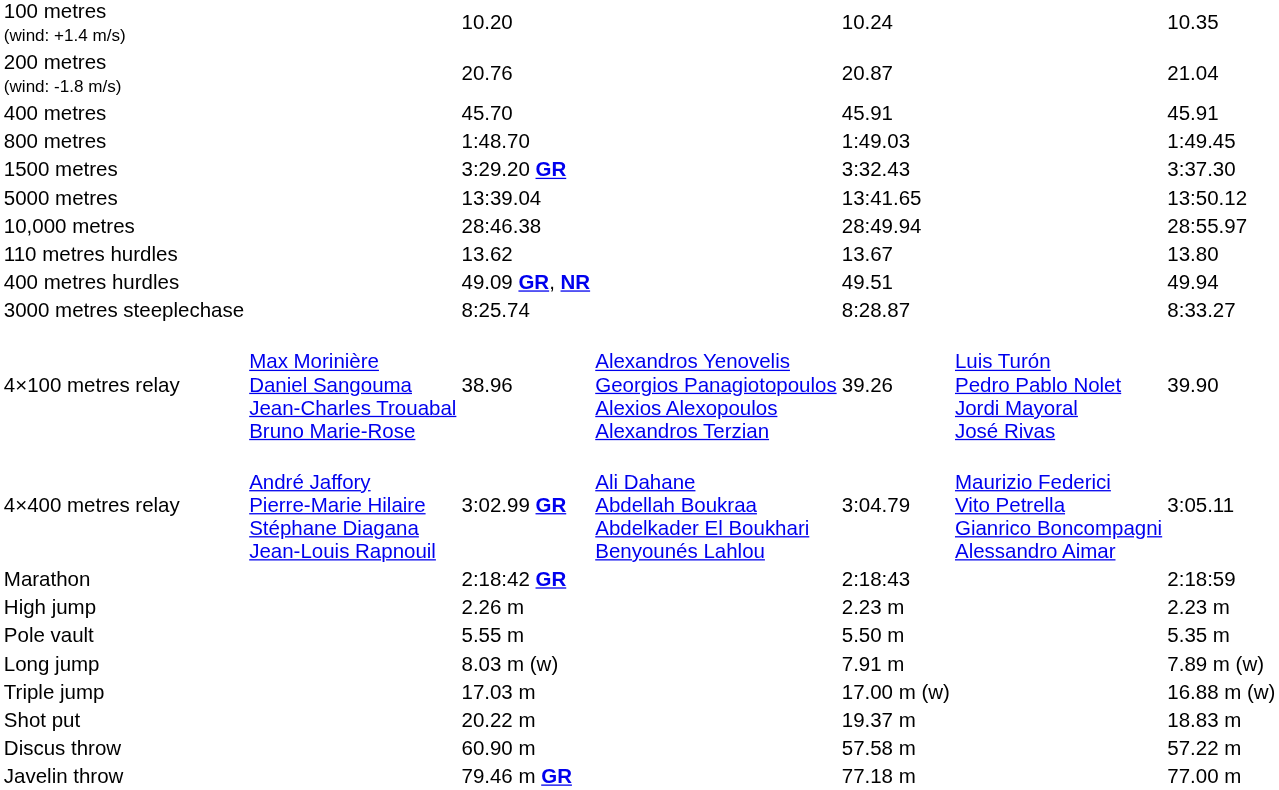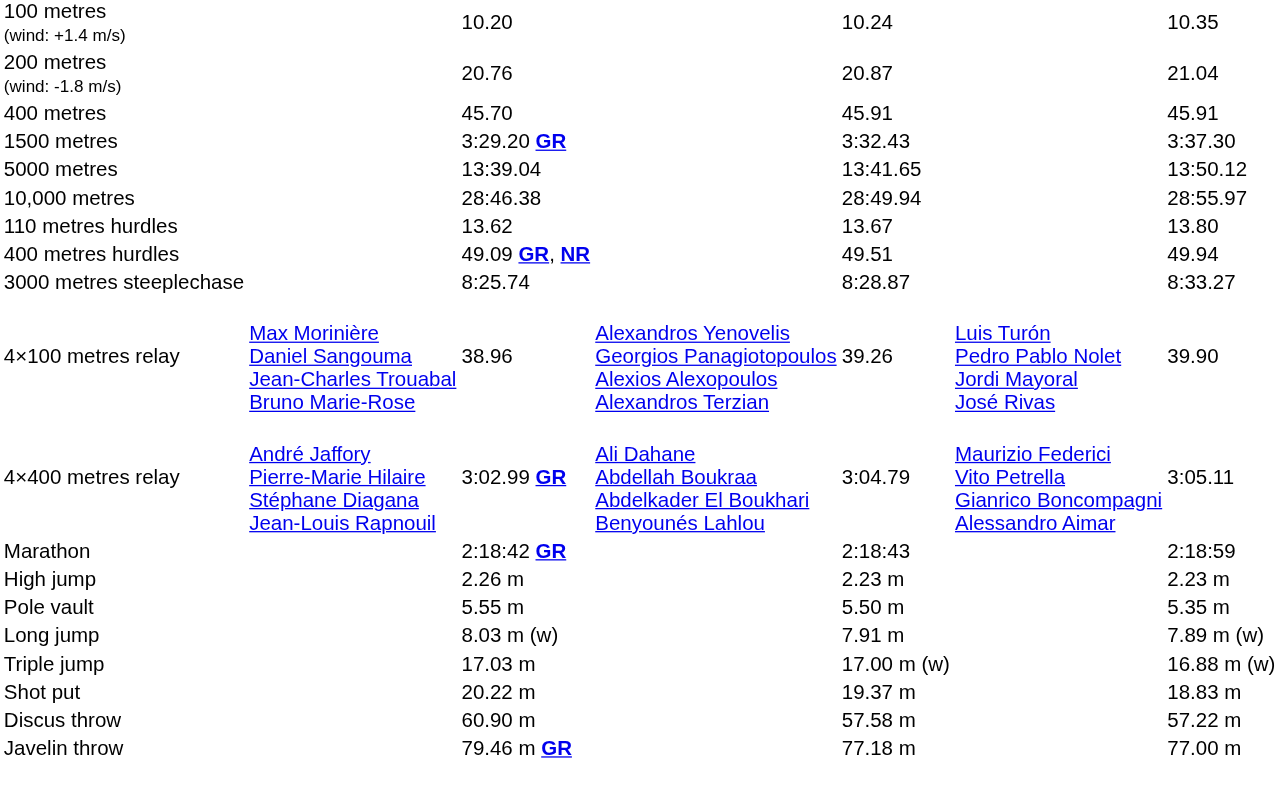- row: (55, 141)
